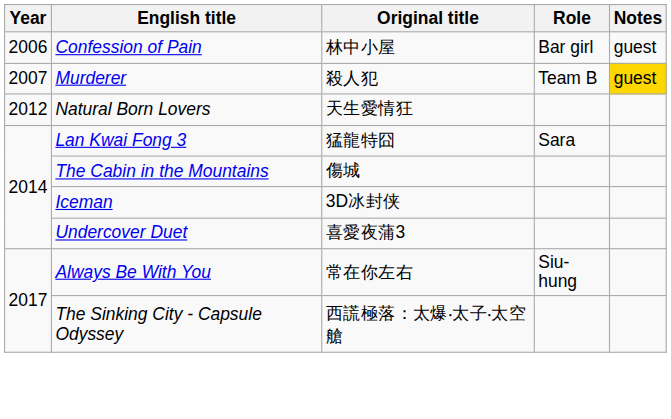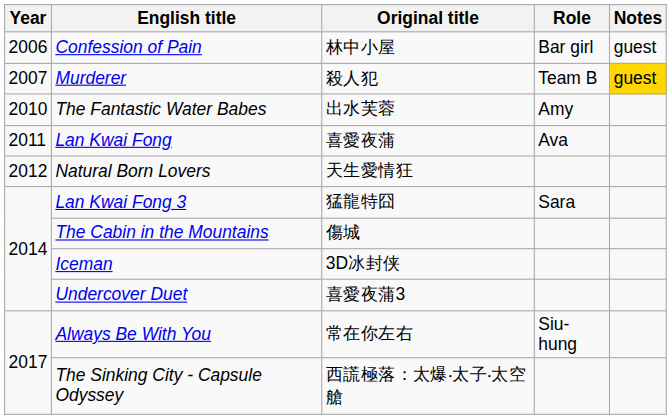+ row: (161, 109)
+ row: (114, 140)
